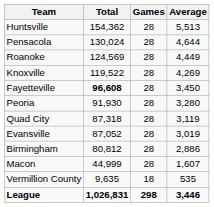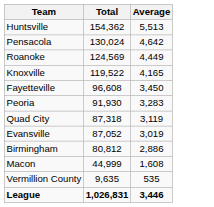- column: (149, 12)
(188, 42) 4,644 -> (152, 42) 4,642
(188, 73) 4,269 -> (152, 73) 4,165
(107, 88) bold -> (107, 88) normal
(188, 103) 3,280 -> (152, 103) 3,283
(188, 164) 1,607 -> (152, 164) 1,608
